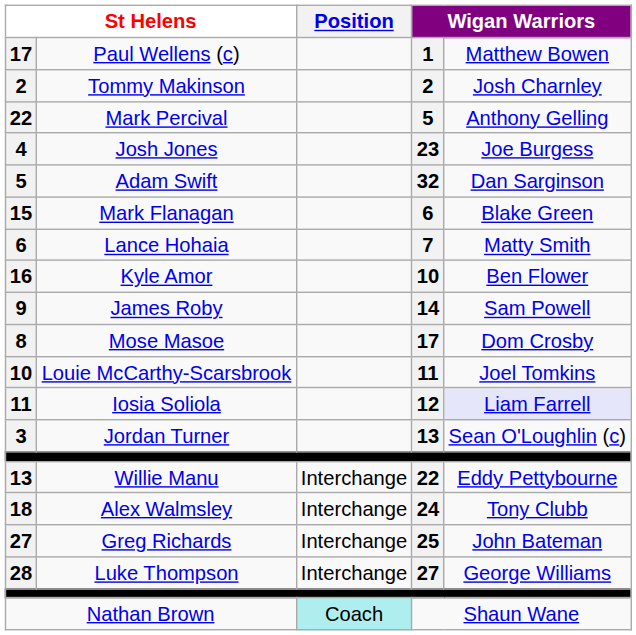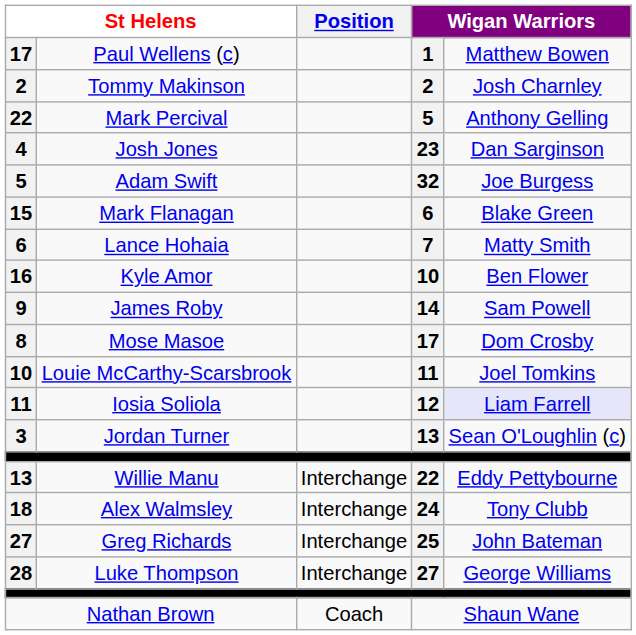(537, 149) Joe Burgess -> (537, 149) Dan Sarginson
(537, 181) Dan Sarginson -> (537, 181) Joe Burgess
(354, 614) paleturquoise background -> (354, 614) no background
